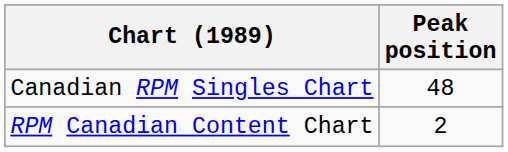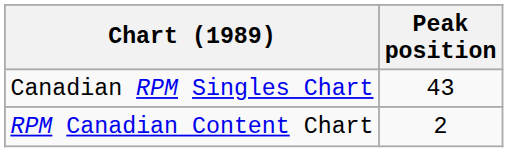(440, 89) 48 -> (440, 89) 43
